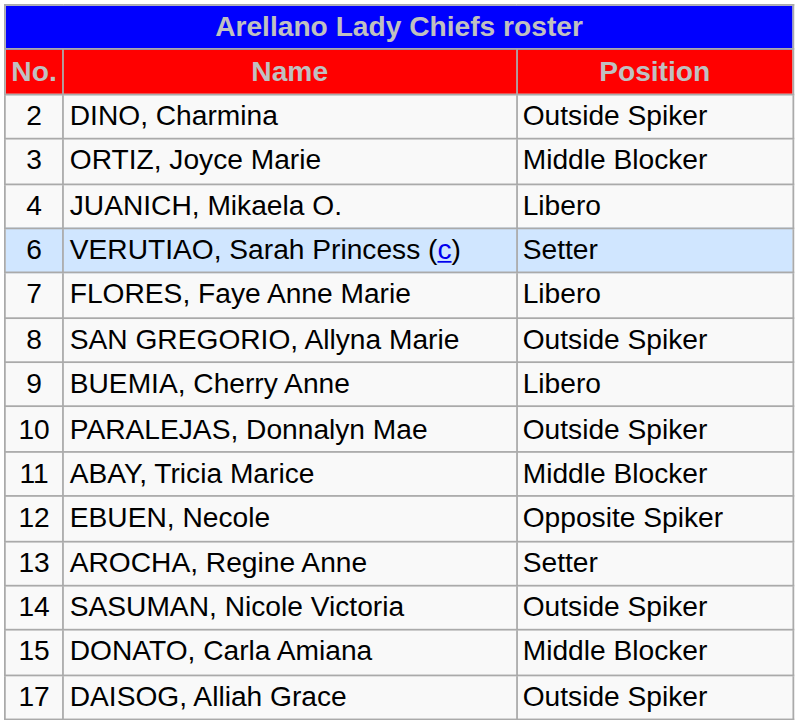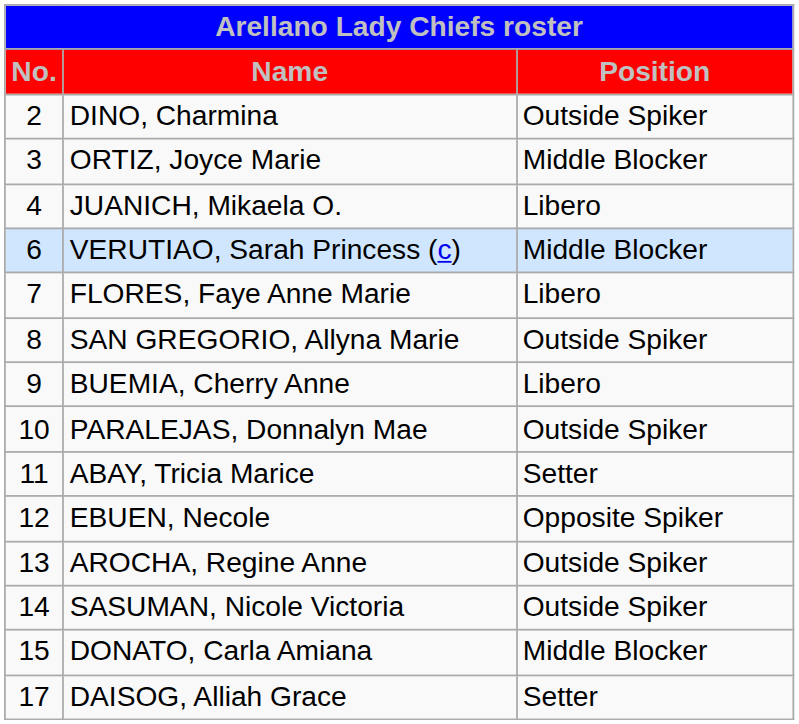(560, 250) Setter -> (615, 250) Middle Blocker
(615, 473) Middle Blocker -> (560, 473) Setter
(560, 562) Setter -> (615, 562) Outside Spiker
(615, 696) Outside Spiker -> (560, 696) Setter
